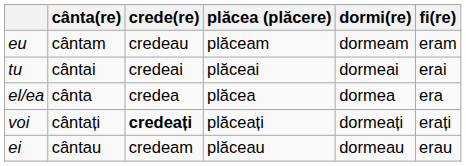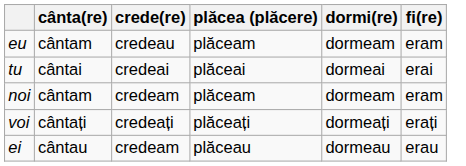- row: (26, 95)
+ row: (19, 95)
(160, 122) bold -> (144, 122) normal
